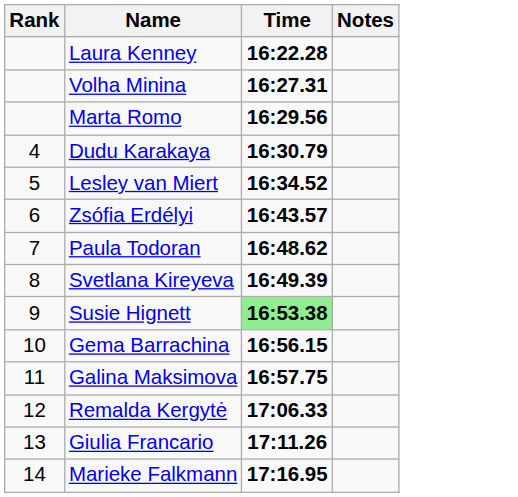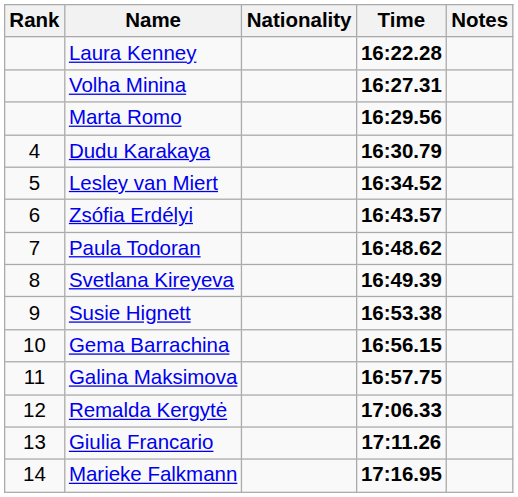+ column: (299, 20)
(287, 313) lightgreen background -> (401, 313) no background
